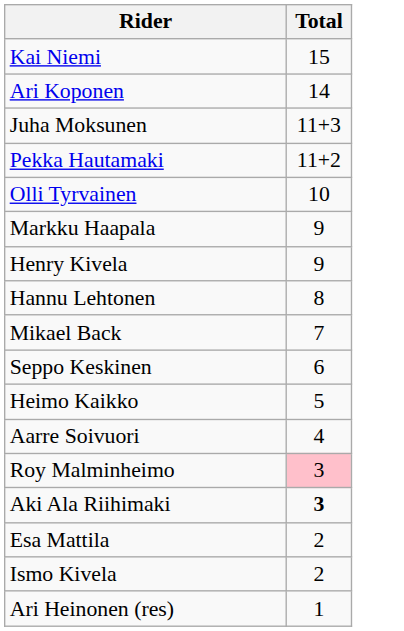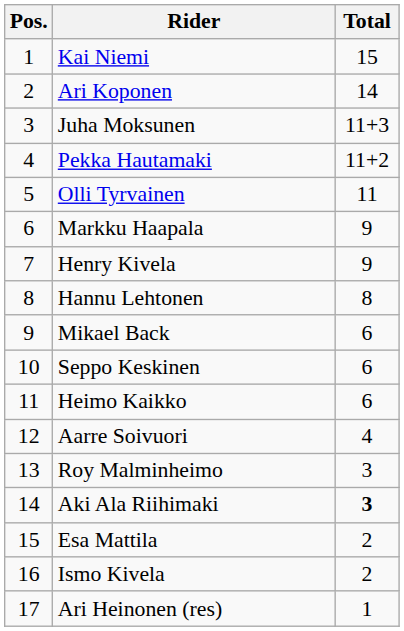+ column: (29, 21)
(319, 194) 10 -> (367, 194) 11
(319, 332) 7 -> (367, 332) 6
(319, 401) 5 -> (367, 401) 6
(319, 470) pink background -> (367, 470) no background
